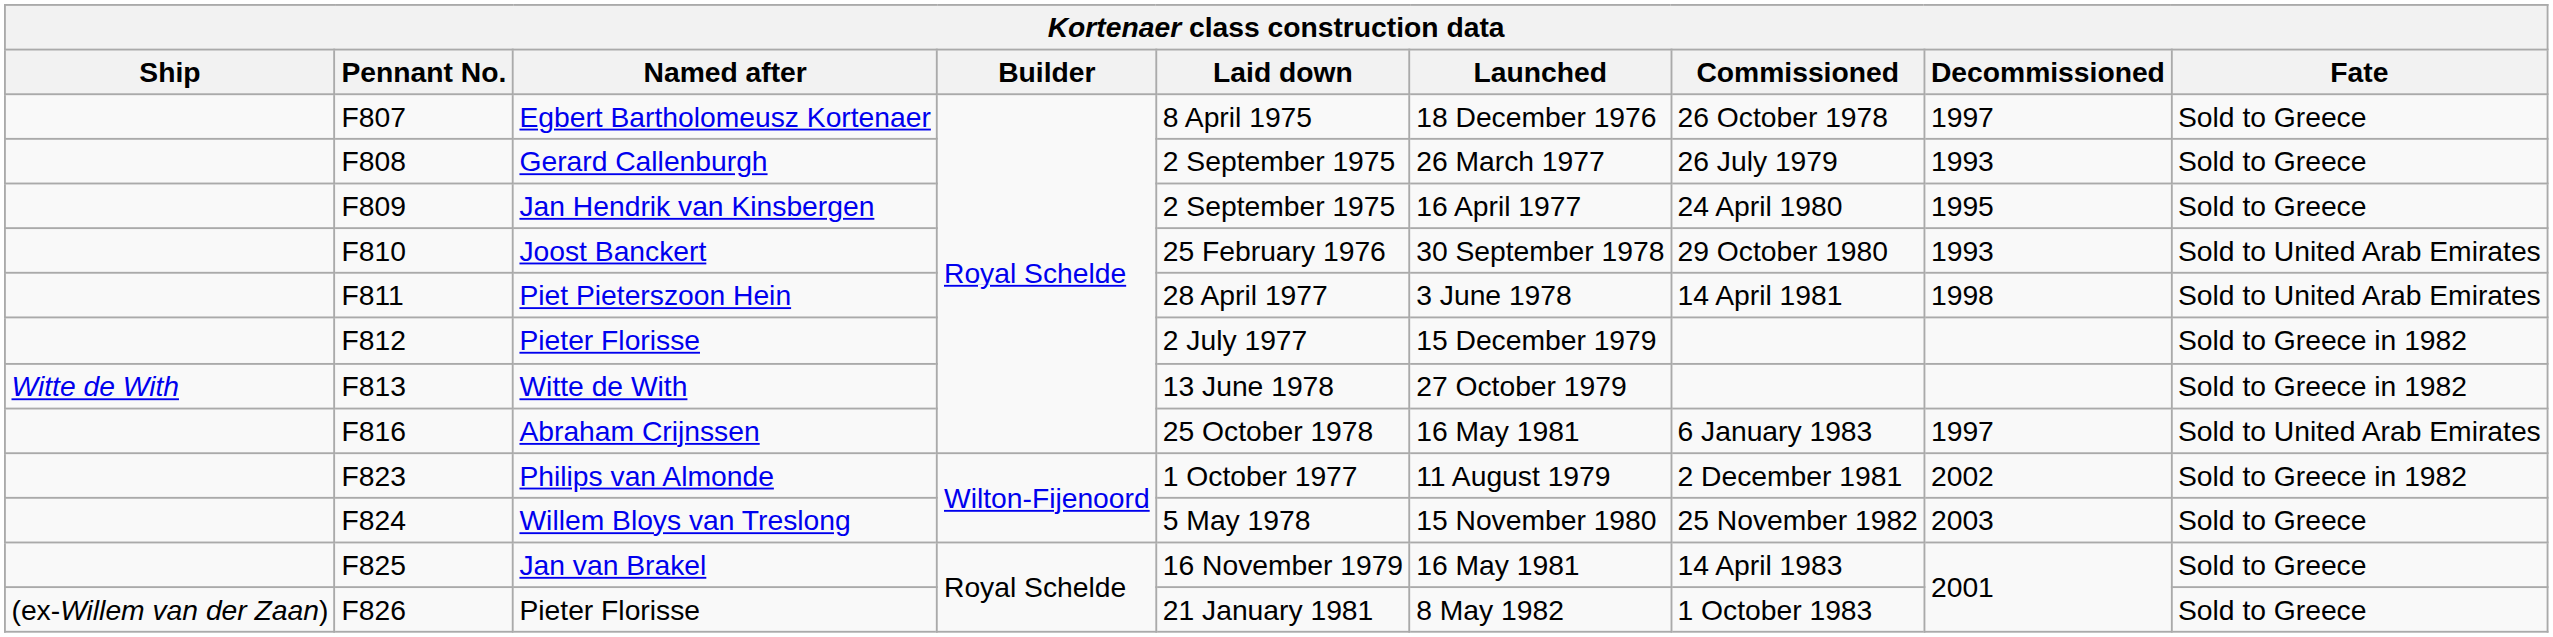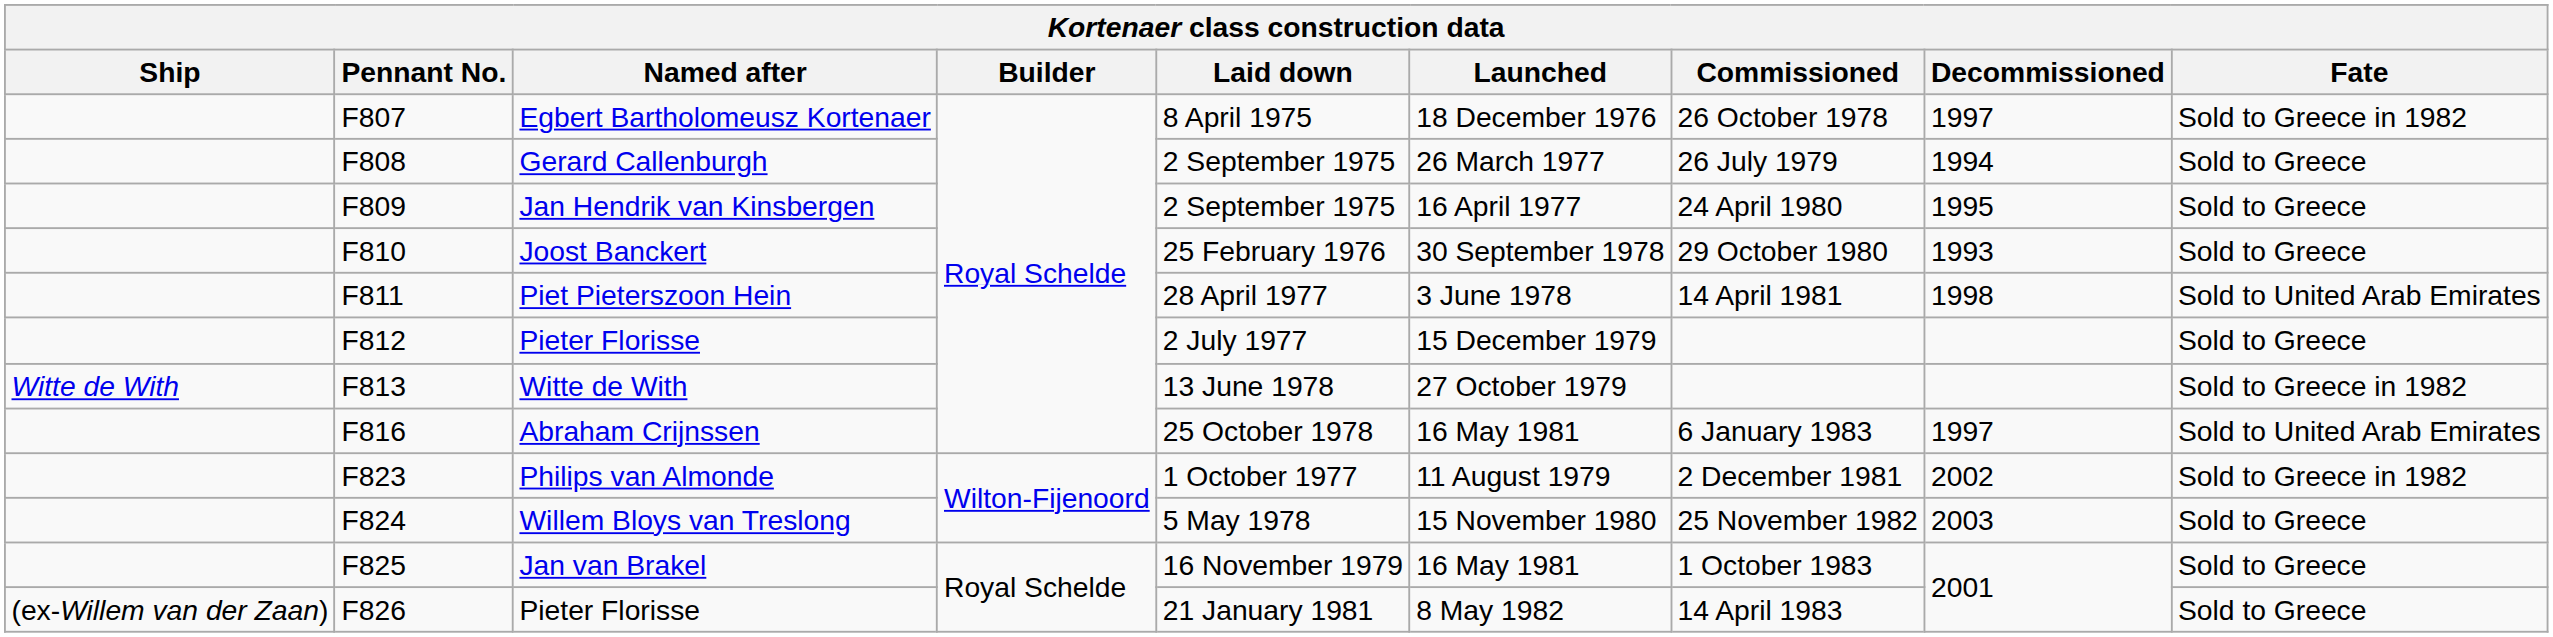(2272, 117) Sold to Greece -> (2323, 117) Sold to Greece in 1982
(1962, 162) 1993 -> (1962, 162) 1994
(2359, 251) Sold to United Arab Emirates -> (2272, 251) Sold to Greece
(2323, 341) Sold to Greece in 1982 -> (2272, 341) Sold to Greece
(1760, 565) 14 April 1983 -> (1775, 565) 1 October 1983
(1775, 609) 1 October 1983 -> (1760, 609) 14 April 1983
